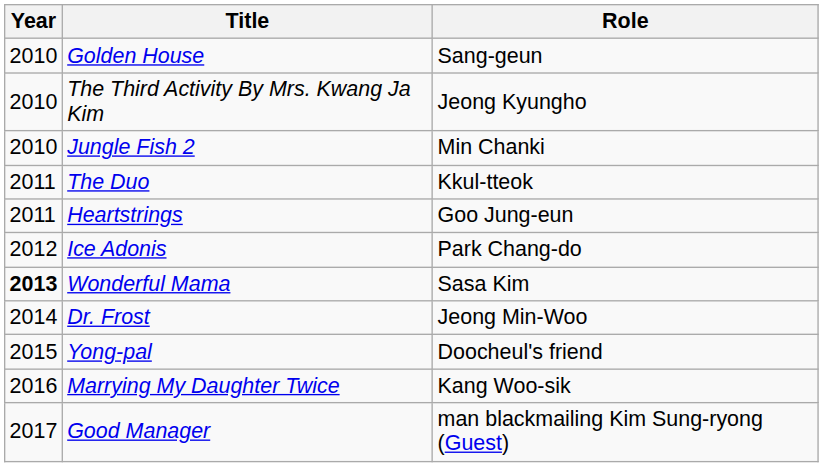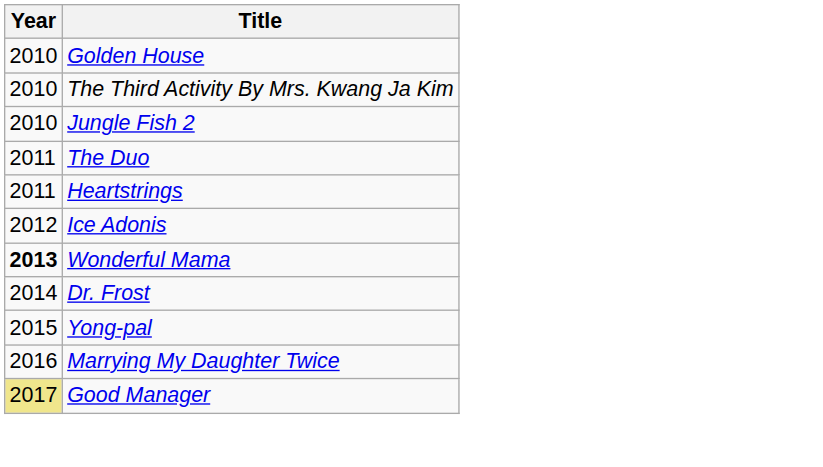- column: (625, 21)
(33, 431) no background -> (33, 395) khaki background
